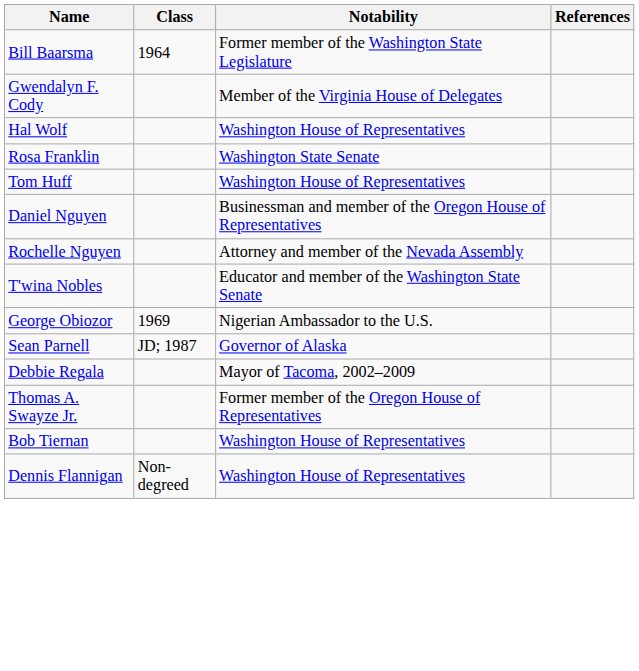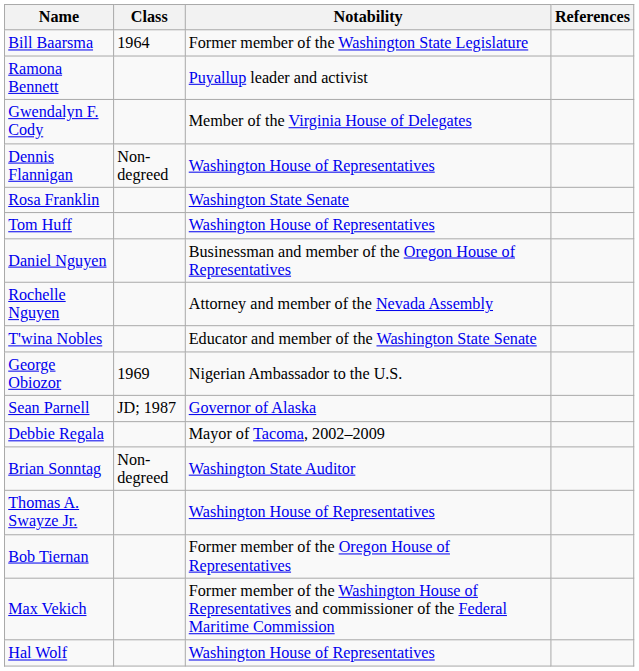+ row: (35, 77)
rows swapped: (65, 476) <-> (38, 130)
+ row: (55, 468)
(350, 406) Former member of the Oregon House of Representatives -> (312, 512) Washington House of Representatives
(342, 441) Washington House of Representatives -> (319, 556) Former member of the Oregon House of Representatives
+ row: (47, 609)
